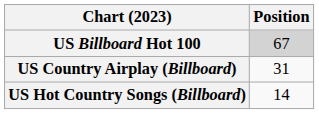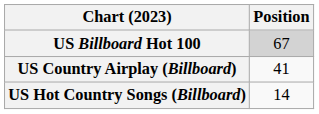(281, 69) 31 -> (281, 69) 41
